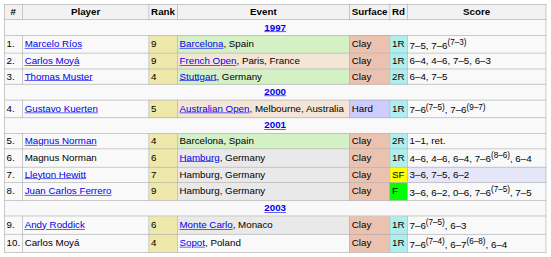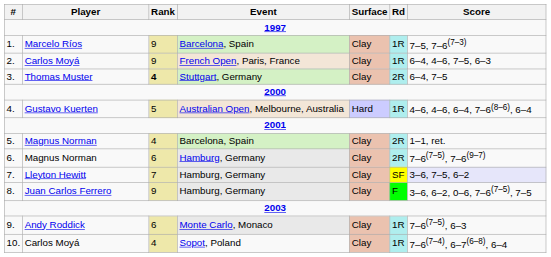(154, 76) normal -> (154, 76) bold
(448, 109) 7–6(7–5), 7–6(9–7) -> (471, 109) 4–6, 4–6, 6–4, 7–6(8–6), 6–4
(398, 158) 1R -> (398, 158) 2R
(471, 158) 4–6, 4–6, 6–4, 7–6(8–6), 6–4 -> (448, 158) 7–6(7–5), 7–6(9–7)
